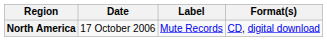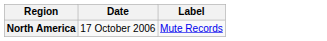- column: (274, 12)
